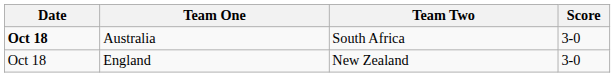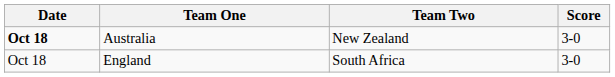(369, 38) South Africa -> (371, 38) New Zealand
(371, 60) New Zealand -> (369, 60) South Africa
